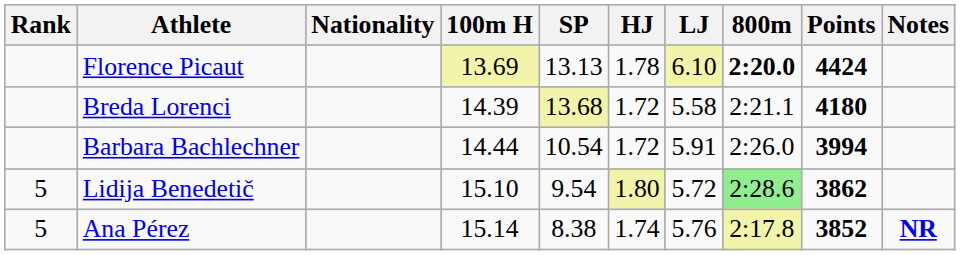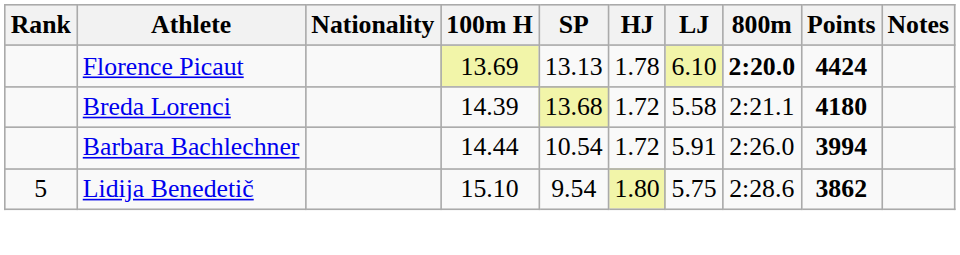(694, 188) 5.72 -> (694, 188) 5.75
(762, 188) lightgreen background -> (762, 188) no background
- row: (136, 229)
